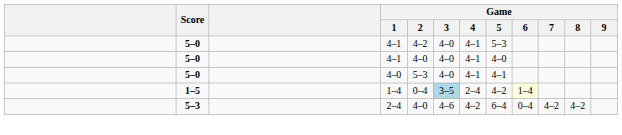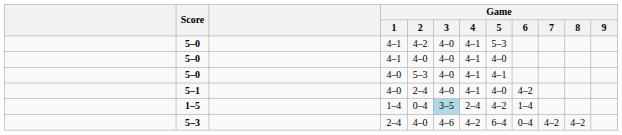+ row: (193, 91)
(525, 91) lightyellow background -> (525, 106) no background
